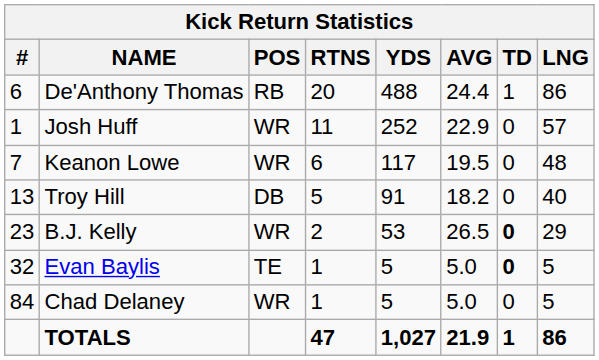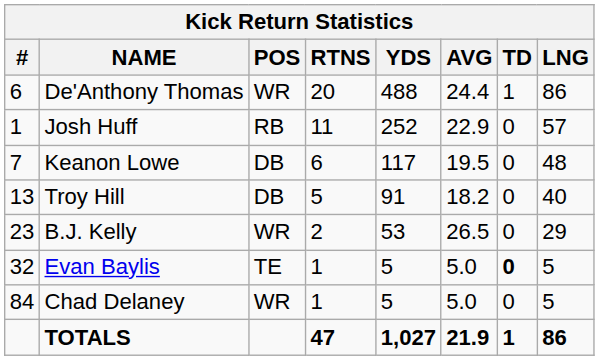(269, 92) RB -> (272, 92) WR
(272, 127) WR -> (269, 127) RB
(272, 162) WR -> (269, 162) DB
(509, 232) bold -> (509, 232) normal
